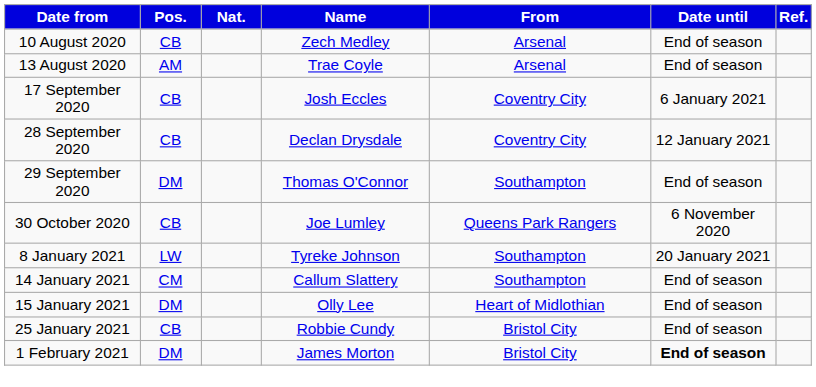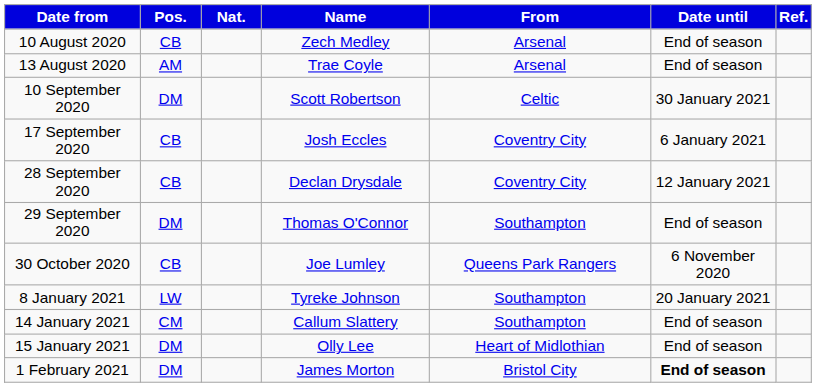+ row: (72, 99)
- row: (72, 329)
